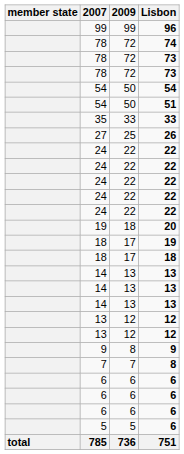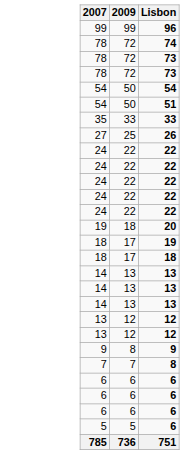- column: (43, 12)
